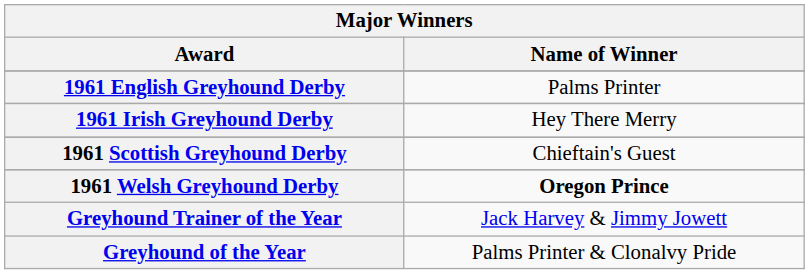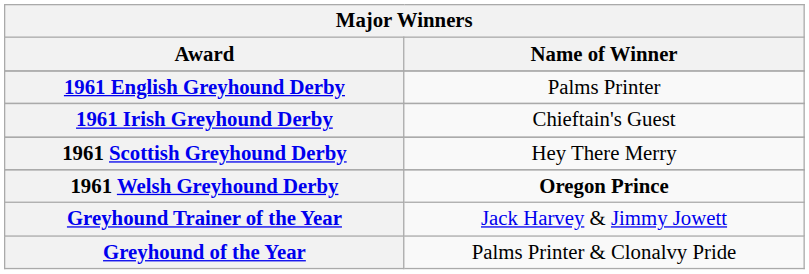(604, 119) Hey There Merry -> (604, 119) Chieftain's Guest
(604, 152) Chieftain's Guest -> (604, 152) Hey There Merry
